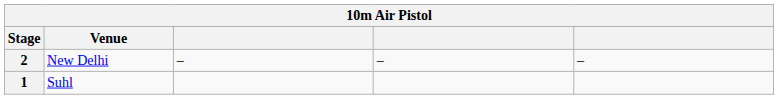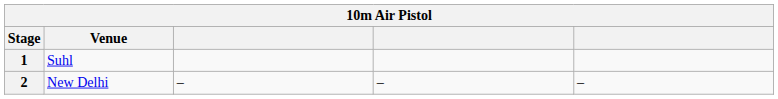rows swapped: (24, 82) <-> (24, 60)
